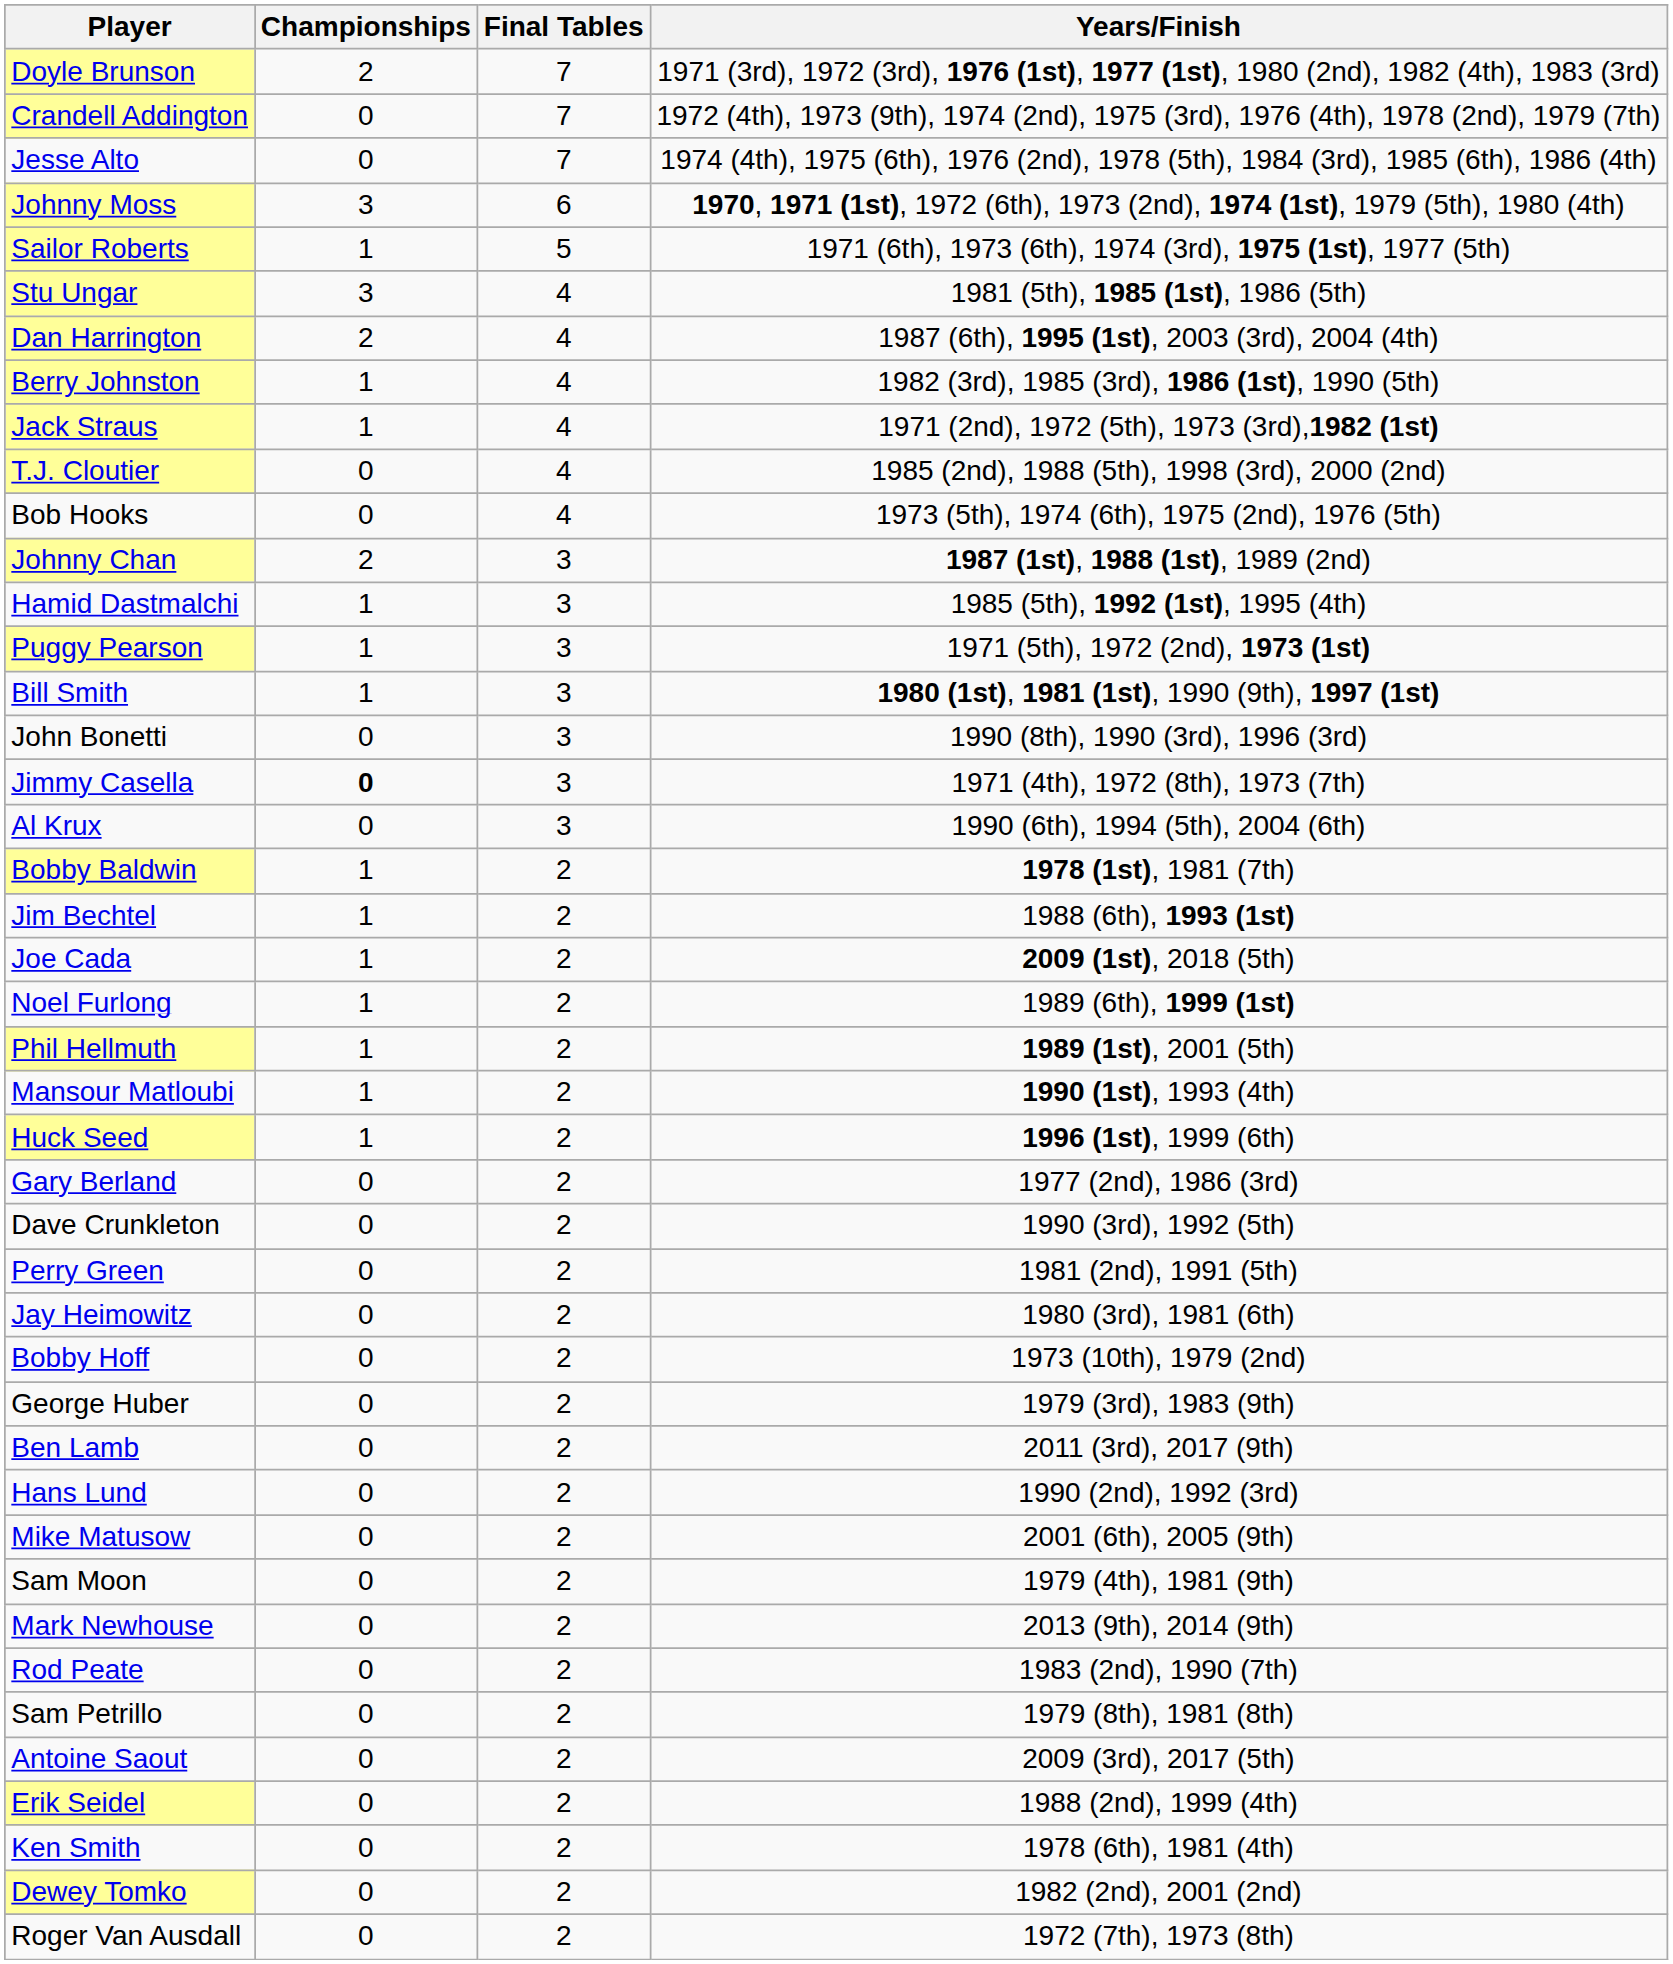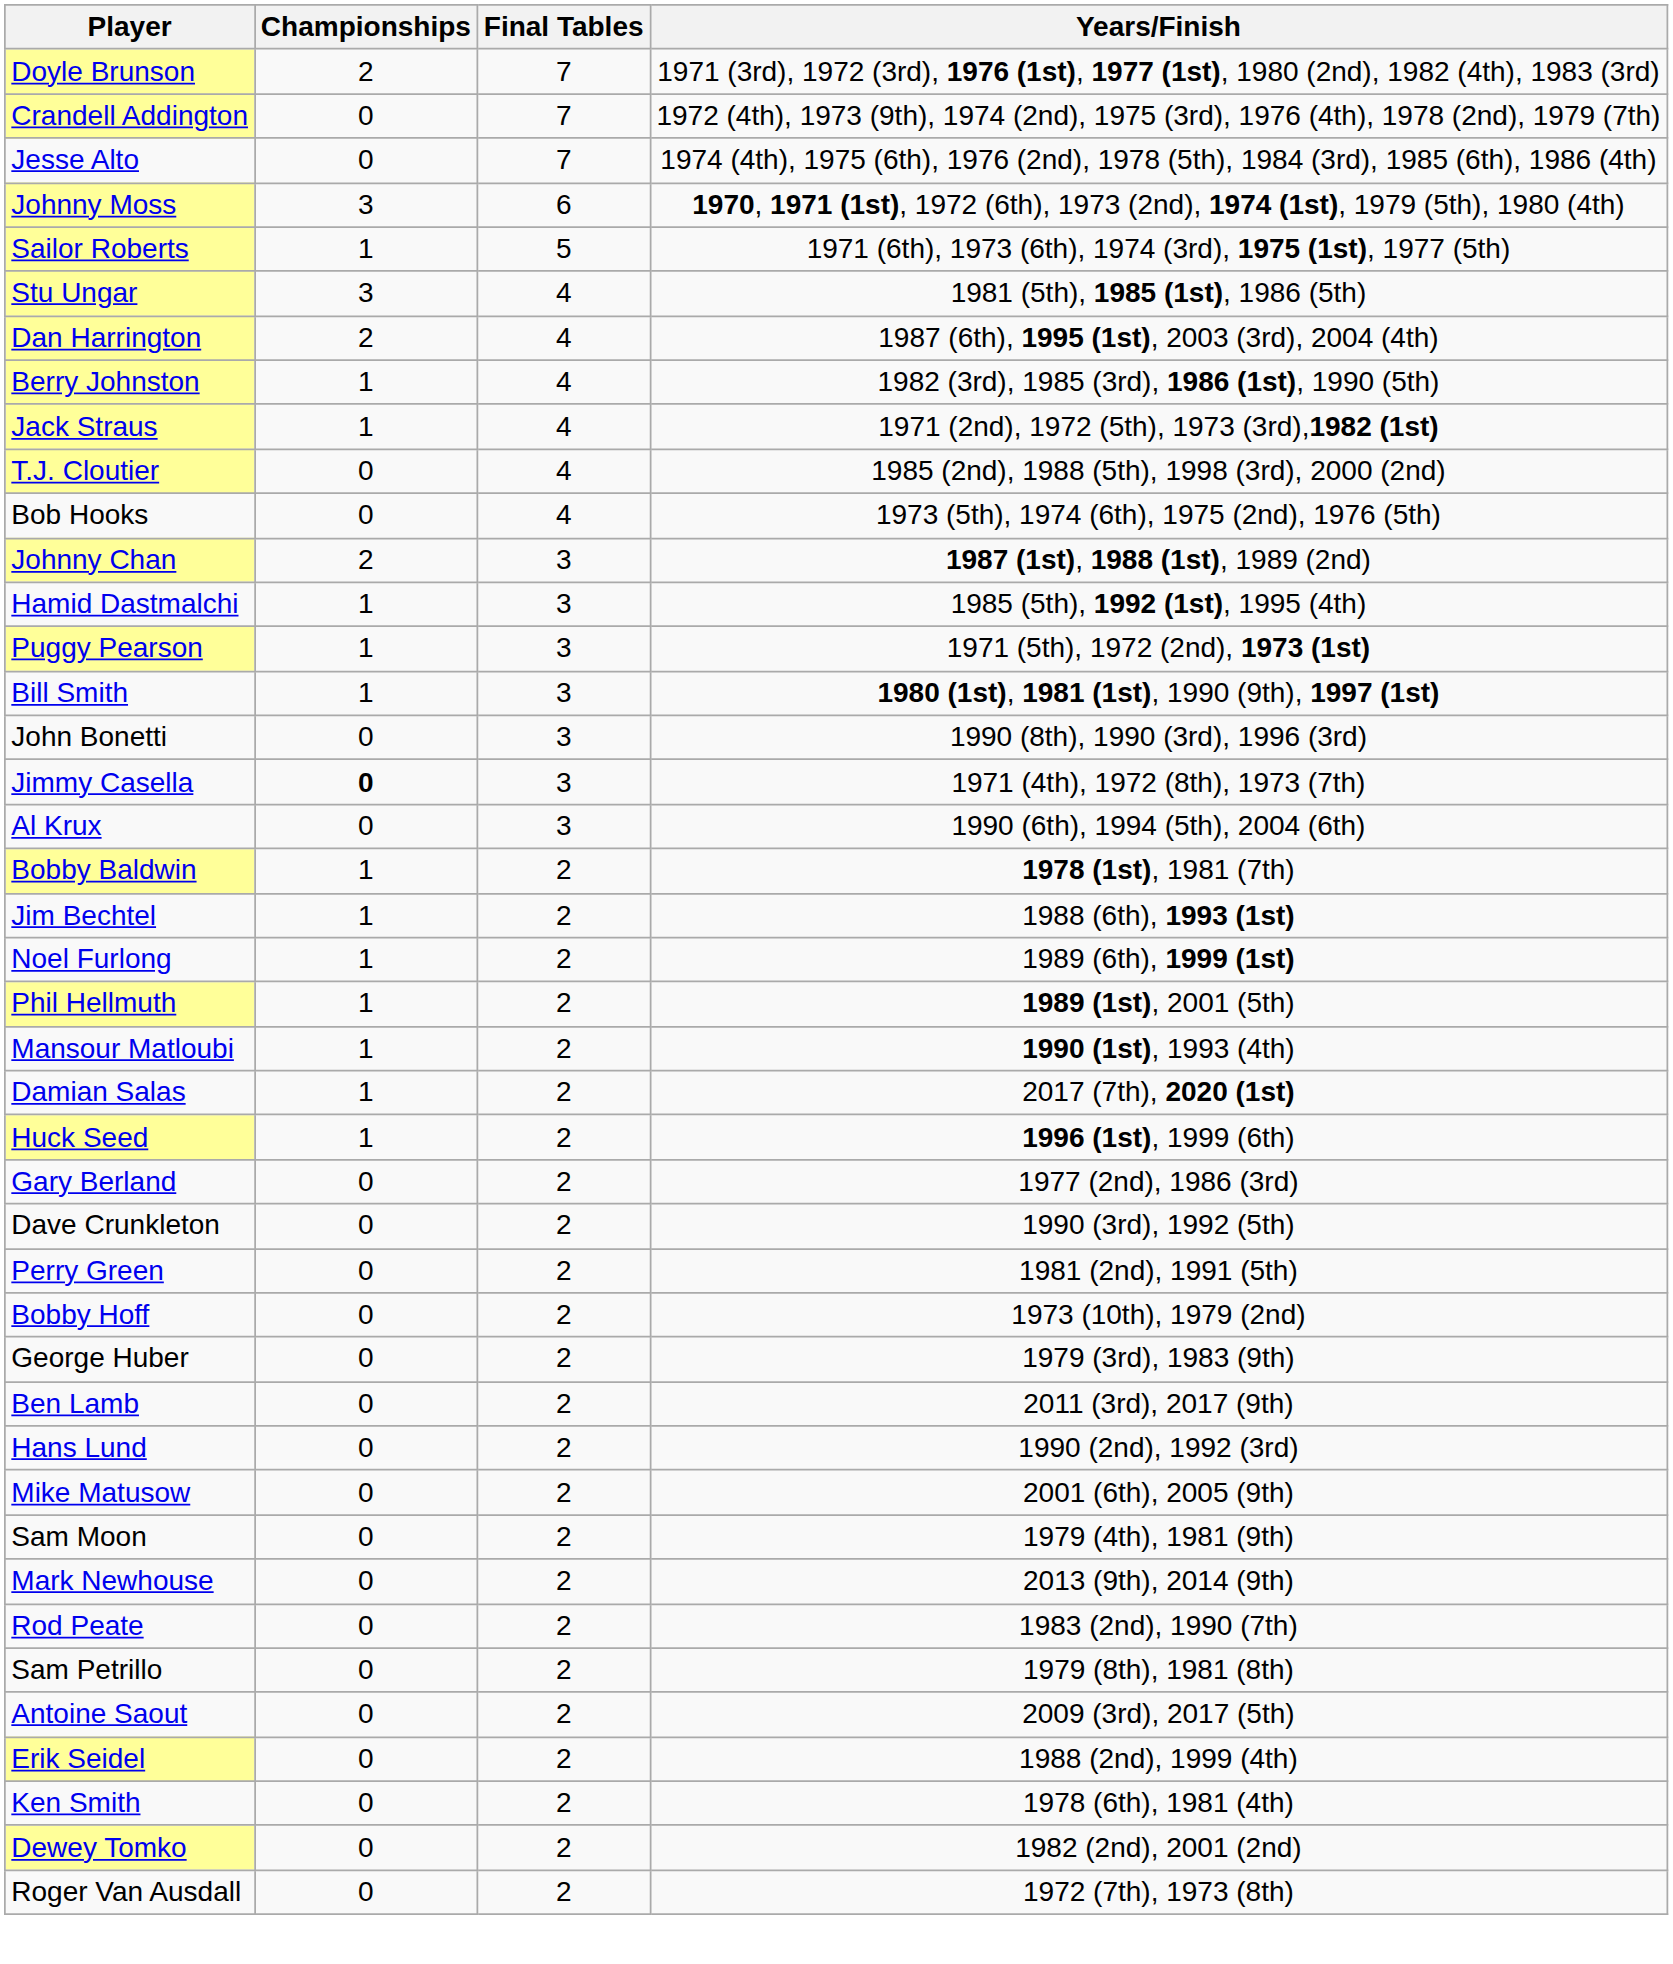- row: (71, 959)
+ row: (98, 1092)
- row: (102, 1314)
